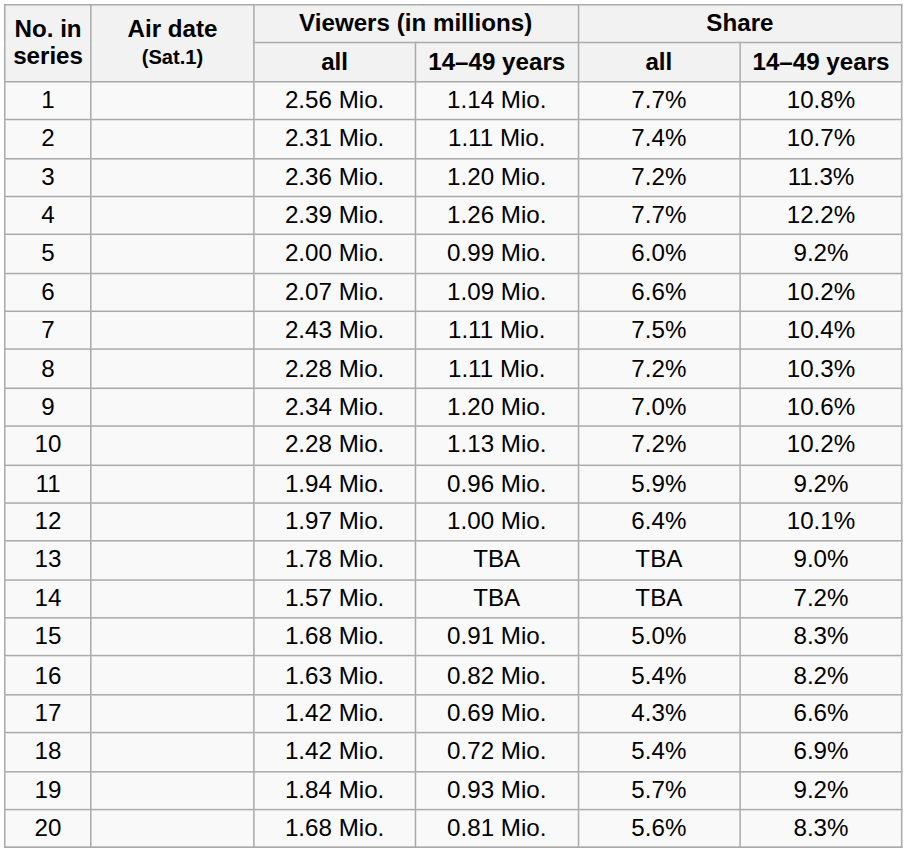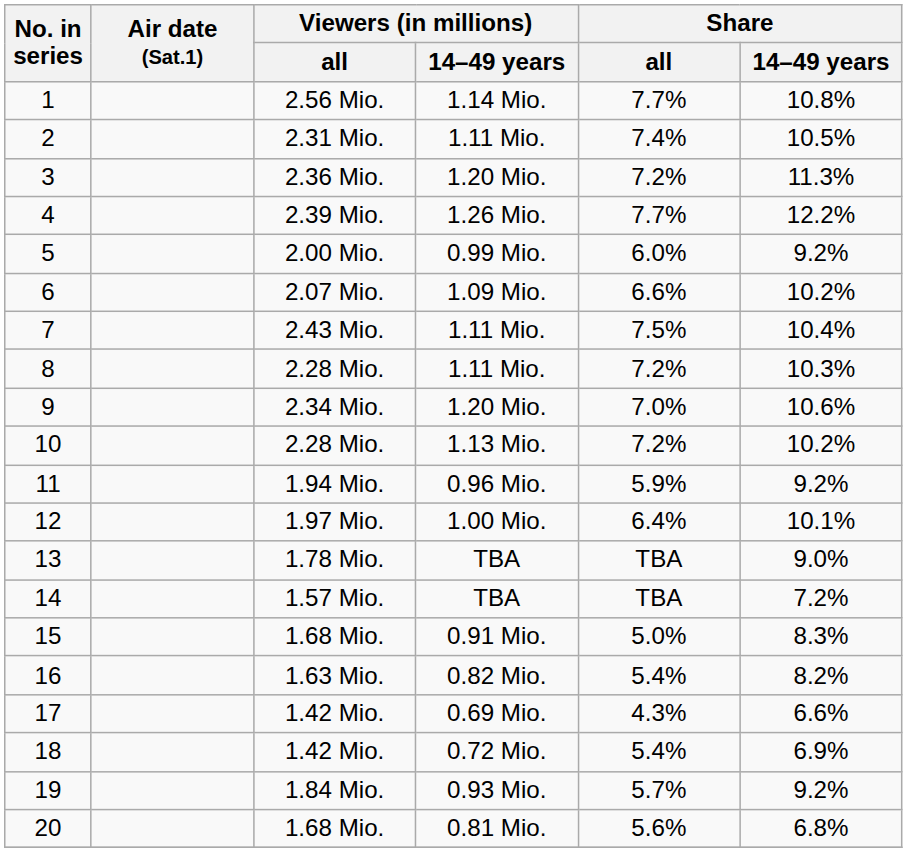(821, 138) 10.7% -> (821, 138) 10.5%
(821, 828) 8.3% -> (821, 828) 6.8%
